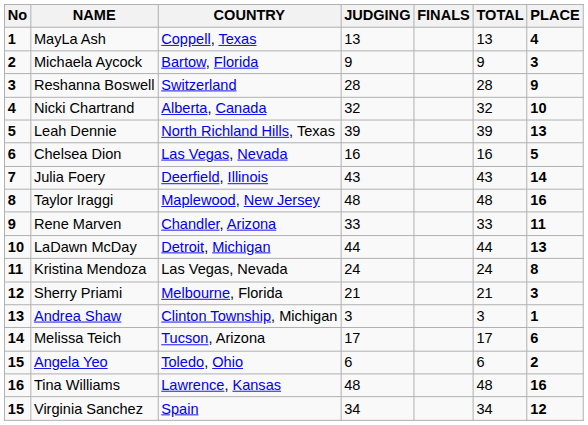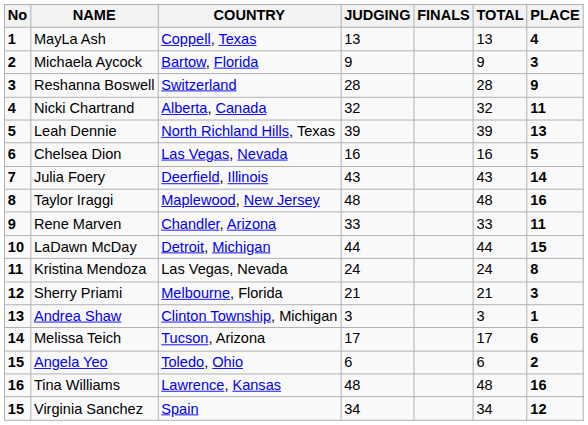(538, 108) 10 -> (538, 108) 11
(538, 246) 13 -> (538, 246) 15
